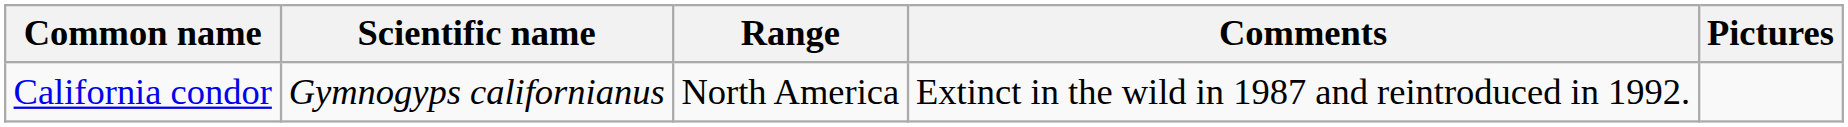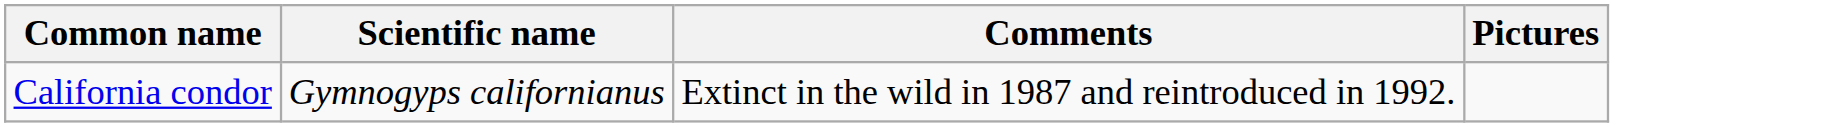- column: (790, 33)
